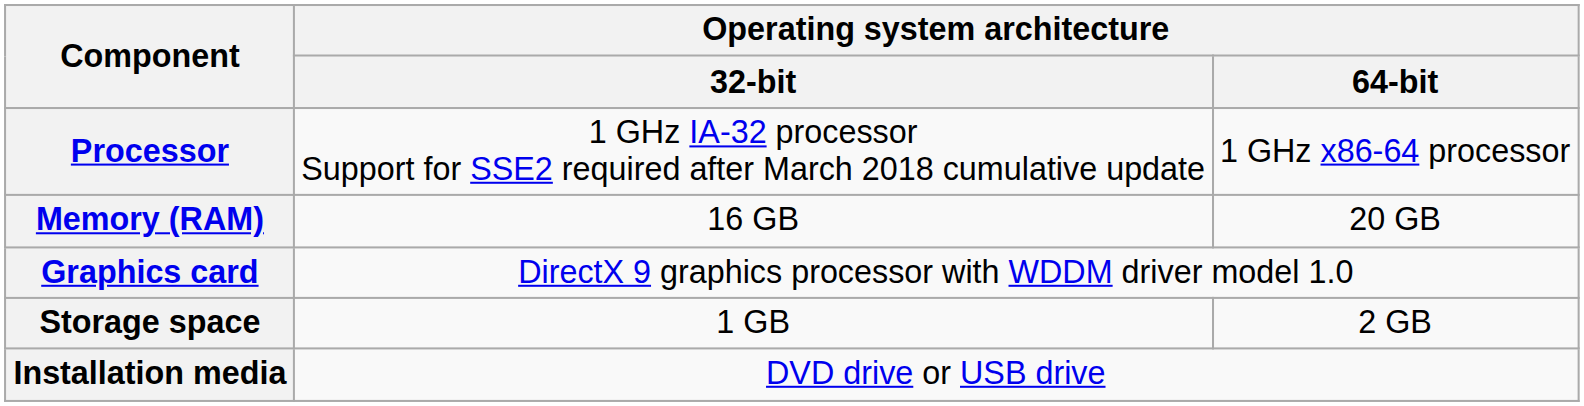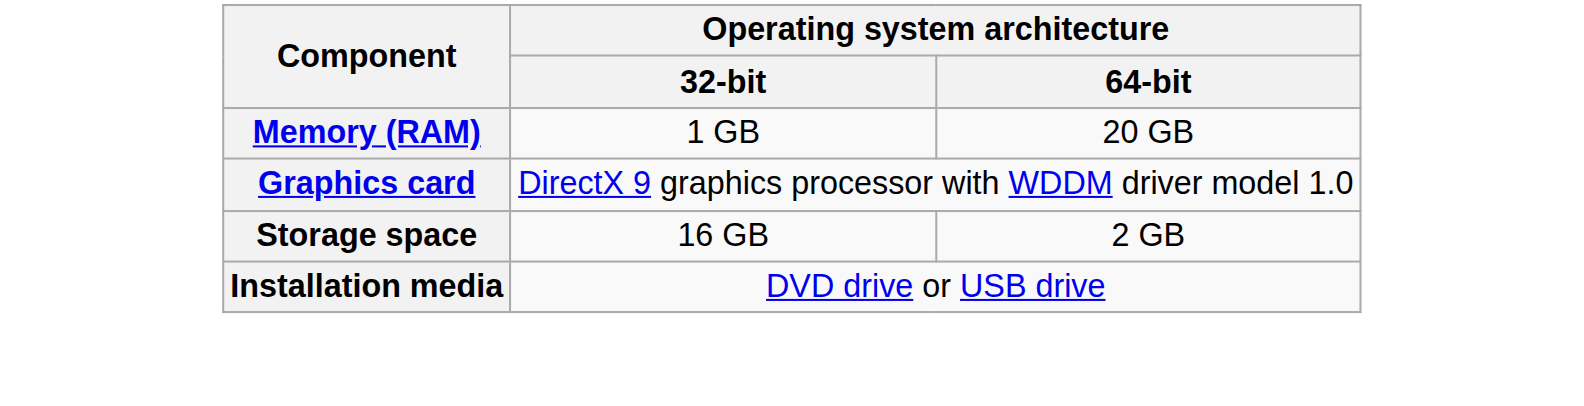- row: (150, 150)
(753, 220) 16 GB -> (723, 132) 1 GB
(753, 322) 1 GB -> (723, 235) 16 GB
